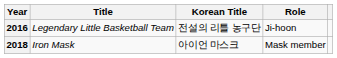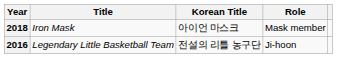rows swapped: (17, 28) <-> (17, 45)
